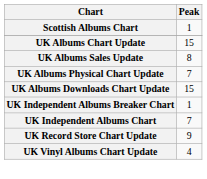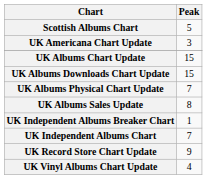(189, 27) 1 -> (189, 27) 5
+ row: (90, 43)
rows swapped: (90, 89) <-> (90, 58)
